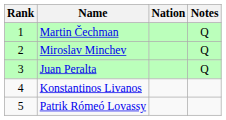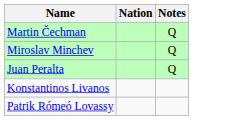- column: (21, 13)
